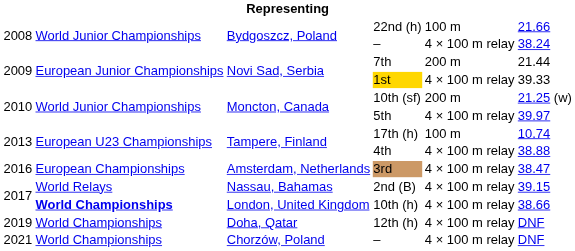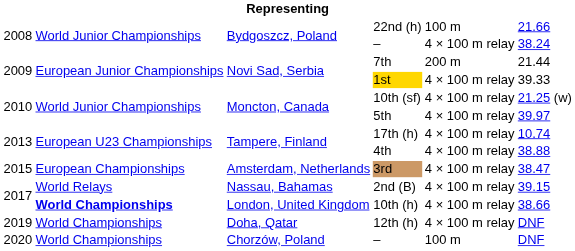(443, 97) 200 m -> (470, 97) 4 × 100 m relay
(443, 133) 100 m -> (470, 133) 4 × 100 m relay
(18, 169) 2016 -> (18, 169) 2015
(18, 240) 2021 -> (18, 240) 2020
(470, 240) 4 × 100 m relay -> (443, 240) 100 m
